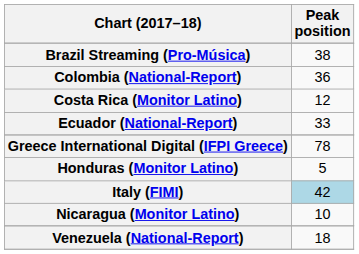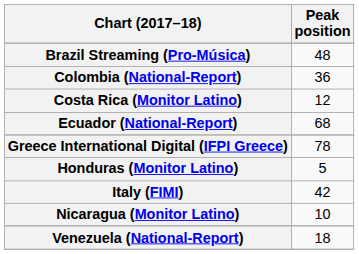(322, 54) 38 -> (322, 54) 48
(322, 123) 33 -> (322, 123) 68
(322, 191) lightblue background -> (322, 191) no background
